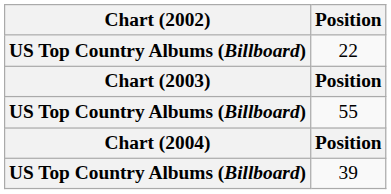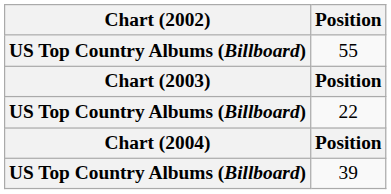rows swapped: (348, 111) <-> (348, 50)
